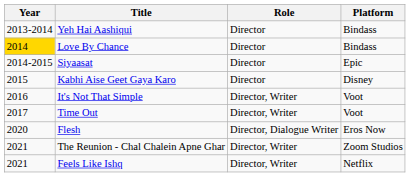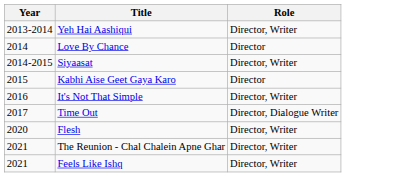- column: (373, 12)
(248, 29) Director -> (263, 29) Director, Writer
(17, 46) gold background -> (17, 46) no background
(248, 63) Director -> (263, 63) Director, Writer
(263, 113) Director, Writer -> (284, 113) Director, Dialogue Writer
(284, 130) Director, Dialogue Writer -> (263, 130) Director, Writer
